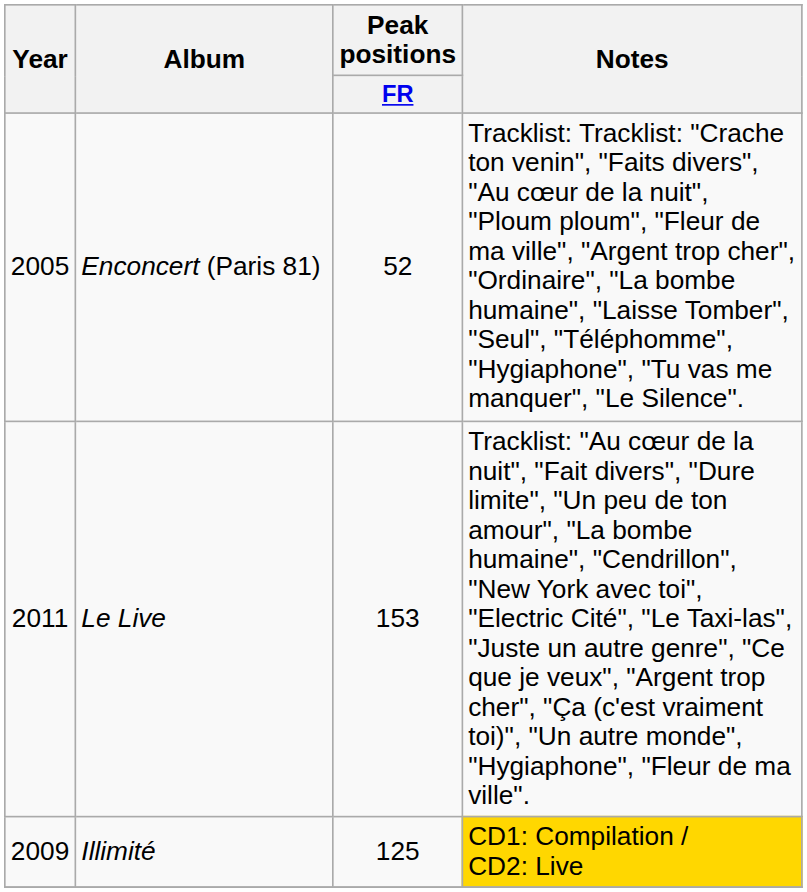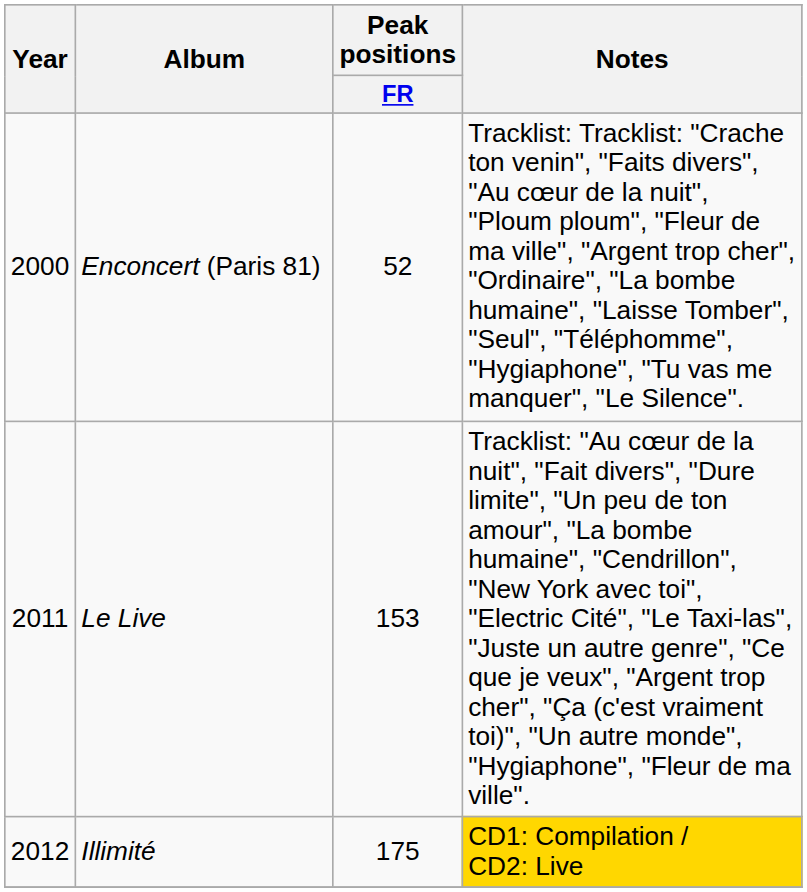(40, 266) 2005 -> (40, 266) 2000
(40, 851) 2009 -> (40, 851) 2012
(398, 851) 125 -> (398, 851) 175
